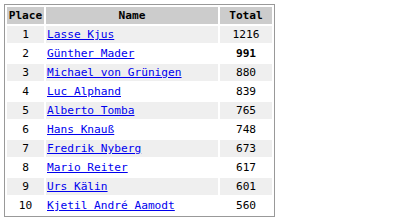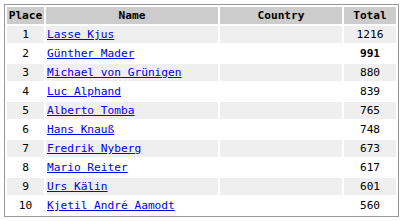+ column: (281, 16)
